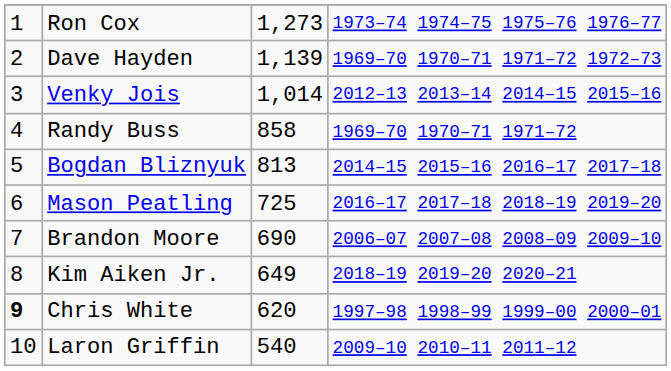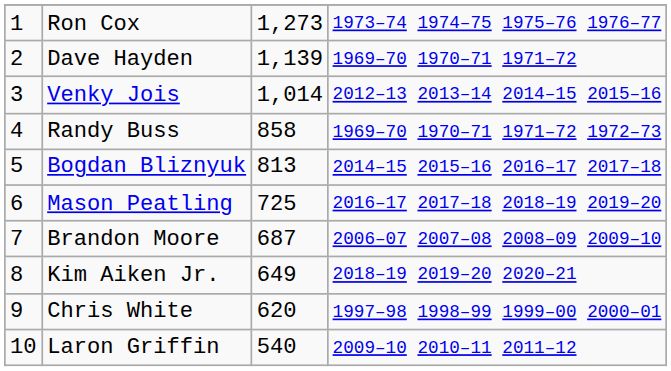(497, 59) 1969–70 1970–71 1971–72 1972–73 -> (455, 59) 1969–70 1970–71 1971–72
(455, 131) 1969–70 1970–71 1971–72 -> (497, 131) 1969–70 1970–71 1971–72 1972–73
(277, 239) 690 -> (277, 239) 687
(17, 311) bold -> (17, 311) normal
